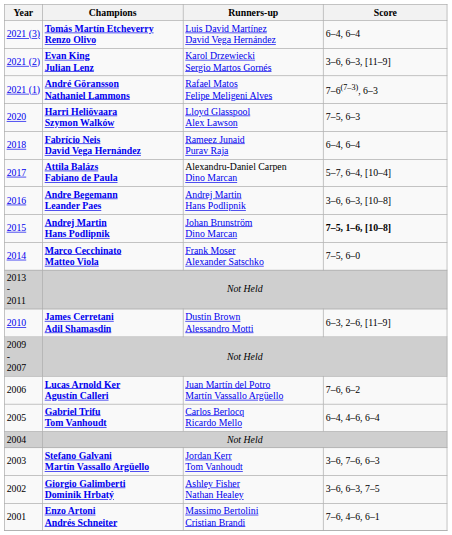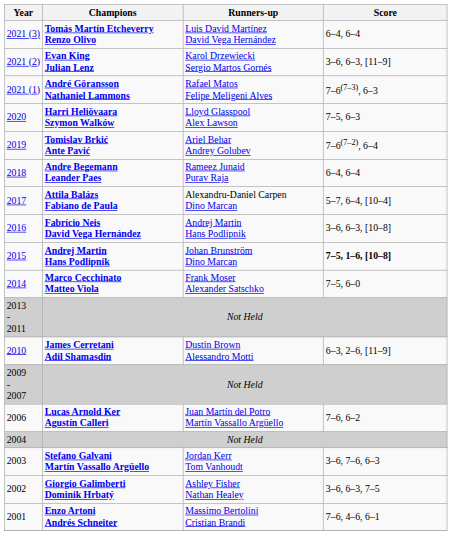+ row: (16, 145)
(93, 145) Fabrício Neis David Vega Hernández -> (81, 173) Andre Begemann Leander Paes
(81, 201) Andre Begemann Leander Paes -> (93, 228) Fabrício Neis David Vega Hernández
- row: (16, 418)
